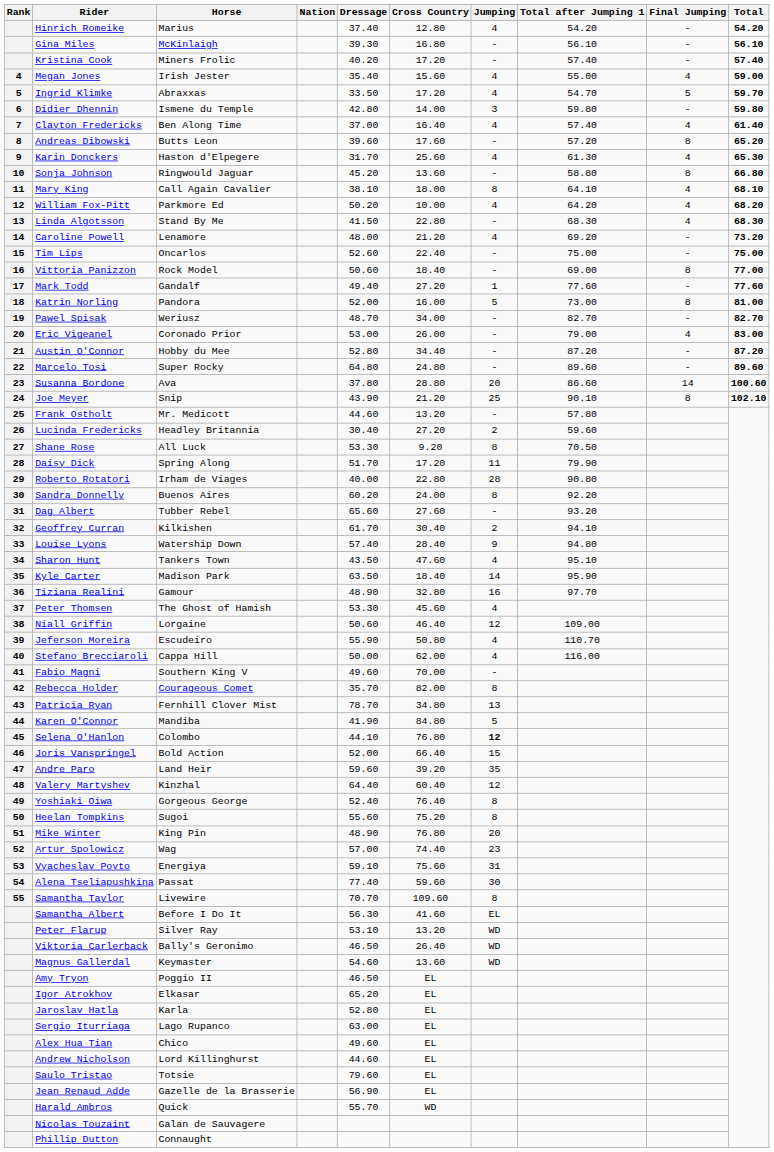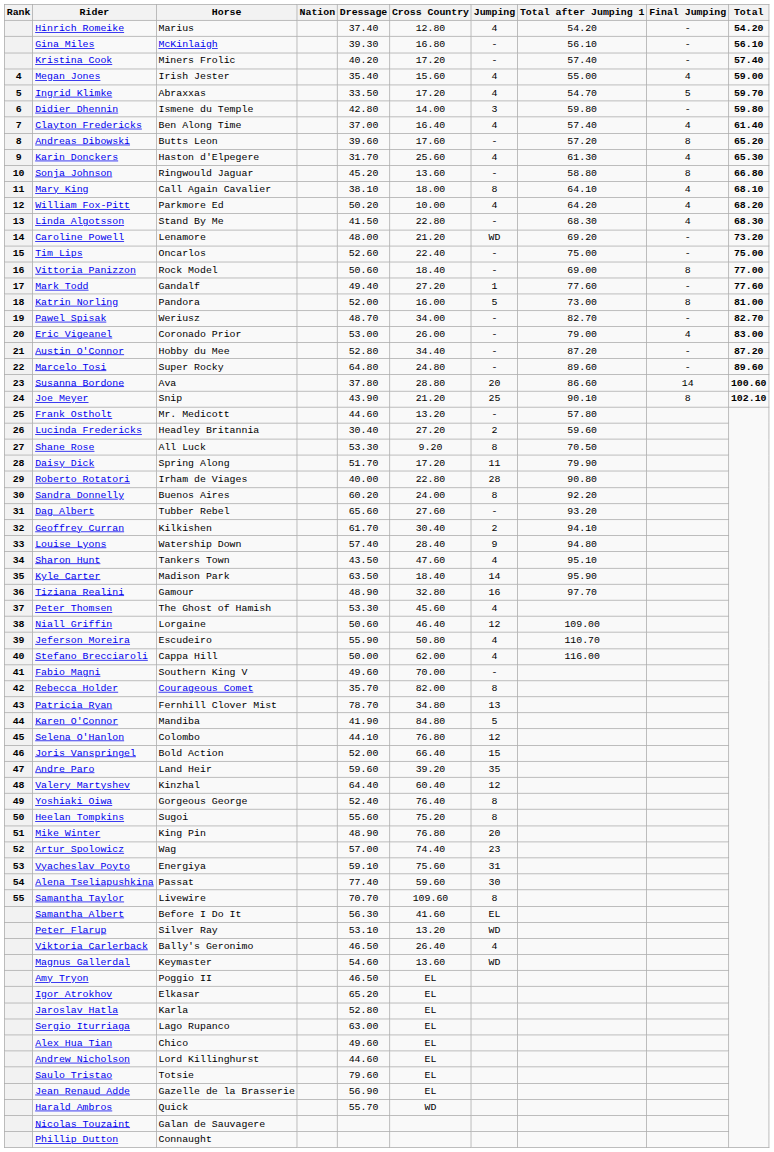(494, 238) 4 -> (494, 238) WD
(494, 737) bold -> (494, 737) normal
(494, 946) WD -> (494, 946) 4
